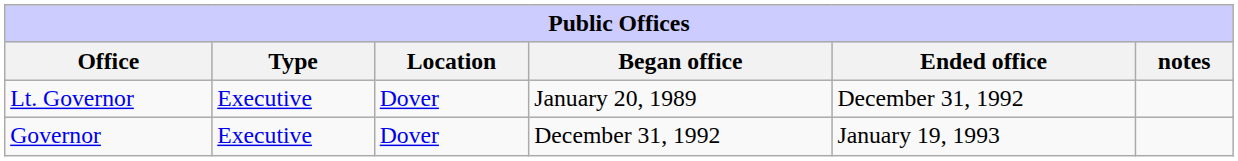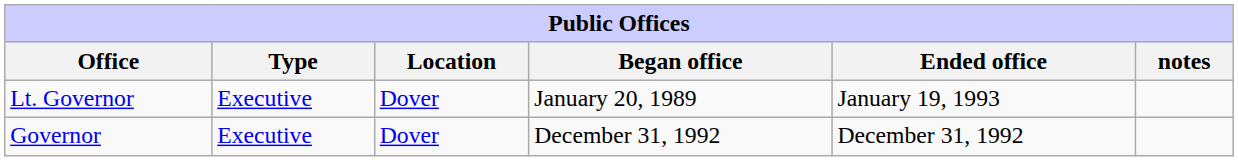(930, 98) December 31, 1992 -> (919, 98) January 19, 1993
(919, 135) January 19, 1993 -> (930, 135) December 31, 1992
